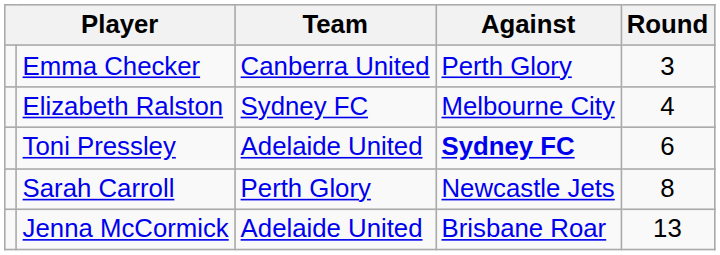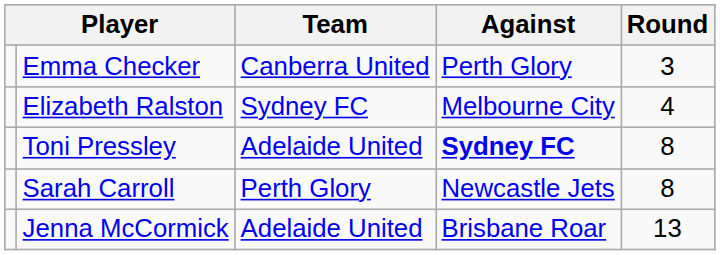(667, 147) 6 -> (667, 147) 8
